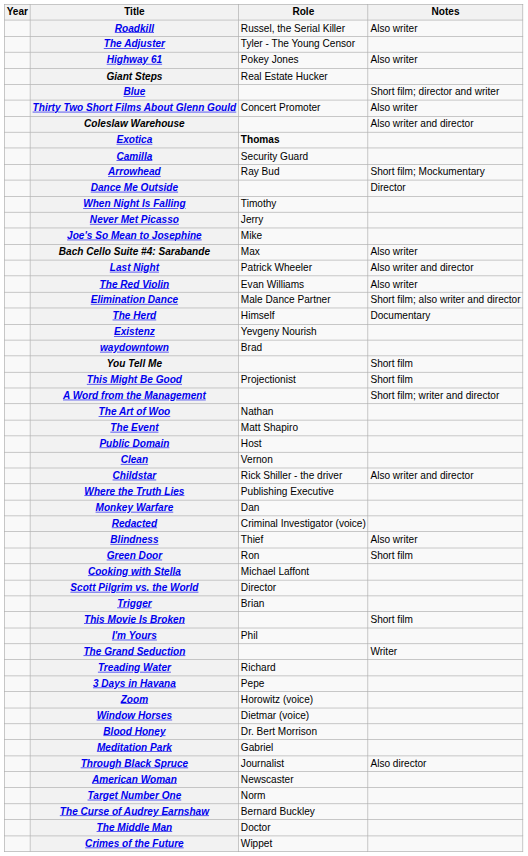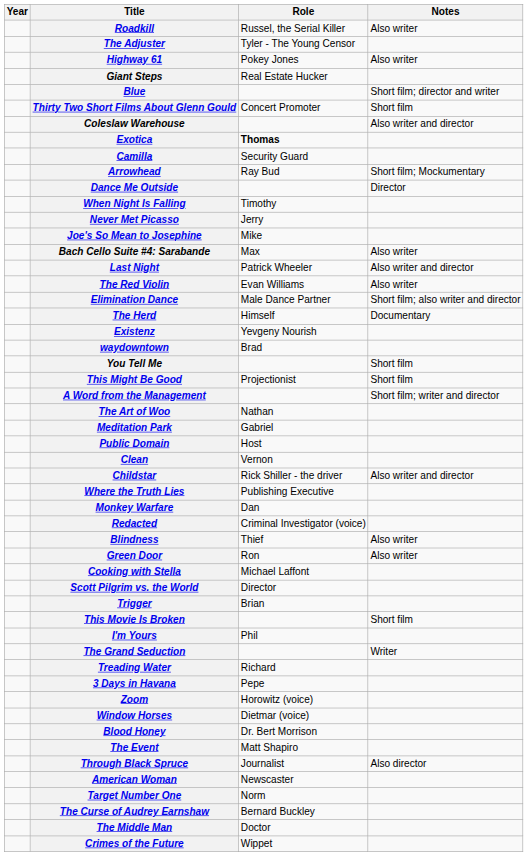(394, 108) Also writer -> (392, 108) Short film
rows swapped: (134, 428) <-> (134, 747)
(392, 556) Short film -> (394, 556) Also writer
